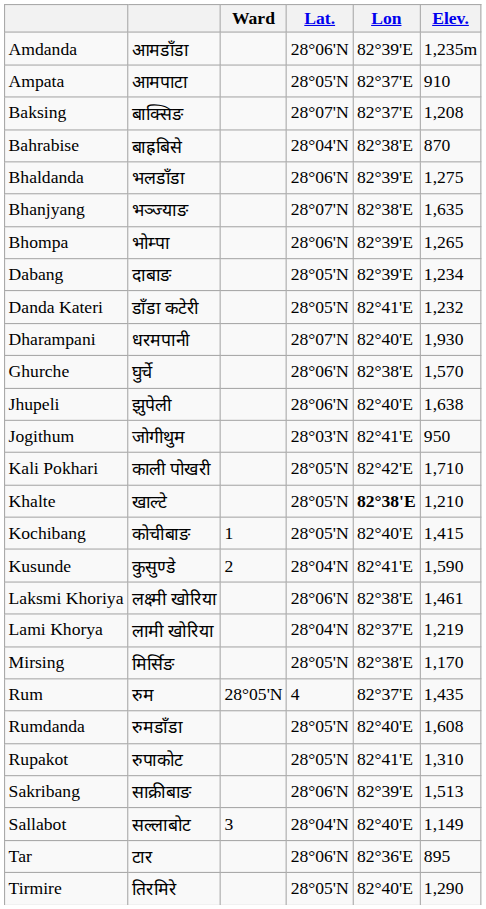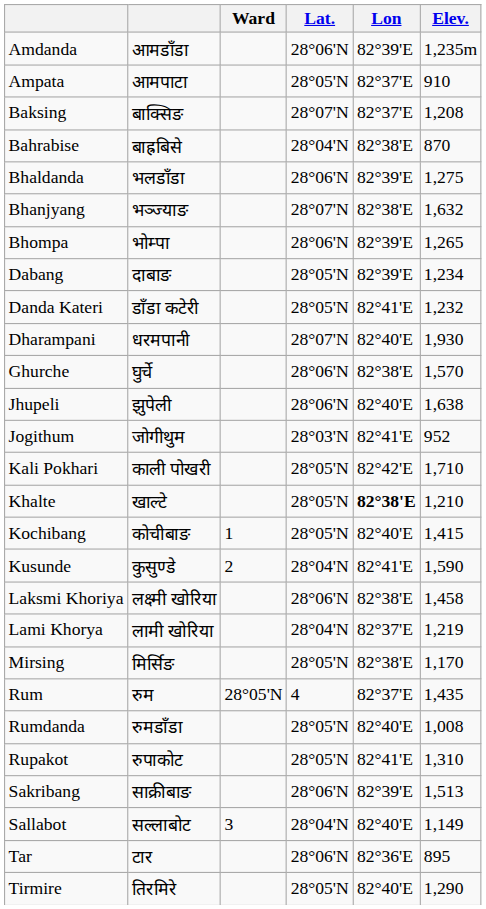(444, 210) 1,635 -> (444, 210) 1,632
(437, 436) 950 -> (437, 436) 952
(444, 597) 1,461 -> (444, 597) 1,458
(444, 727) 1,608 -> (444, 727) 1,008
